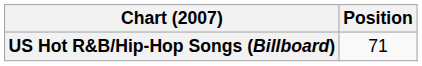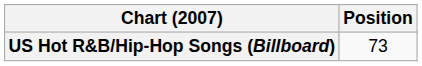(378, 46) 71 -> (378, 46) 73
